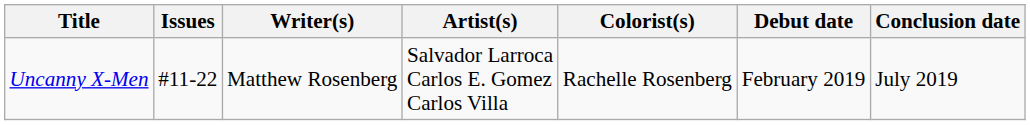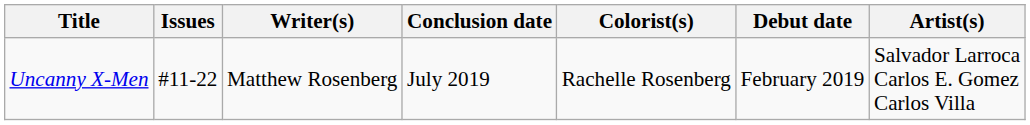columns swapped: (480, 21) <-> (948, 21)
